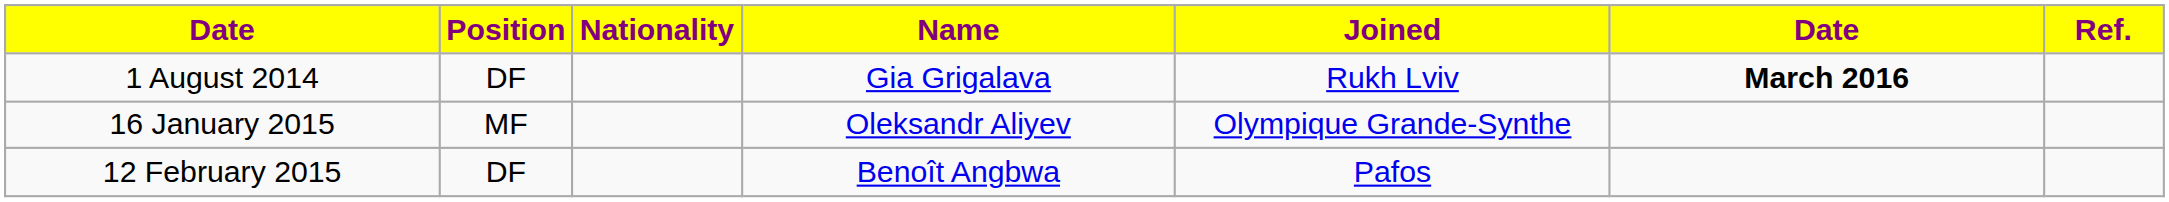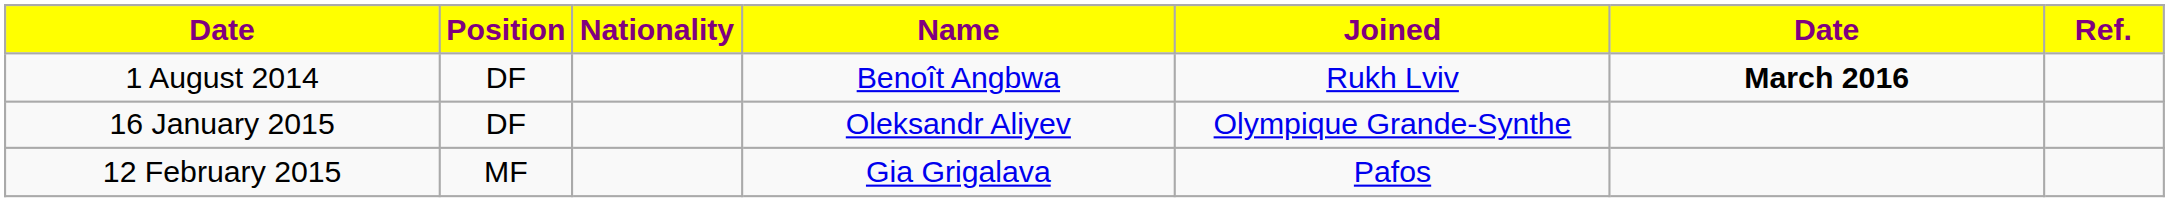(958, 77) Gia Grigalava -> (958, 77) Benoît Angbwa
(506, 125) MF -> (506, 125) DF
(506, 173) DF -> (506, 173) MF
(958, 173) Benoît Angbwa -> (958, 173) Gia Grigalava
